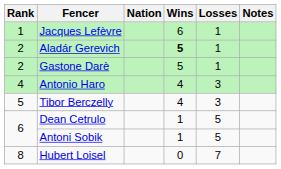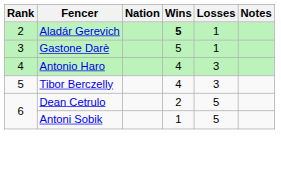- row: (81, 31)
(21, 66) 2 -> (21, 48) 3
(180, 119) 1 -> (178, 102) 2
- row: (72, 155)
